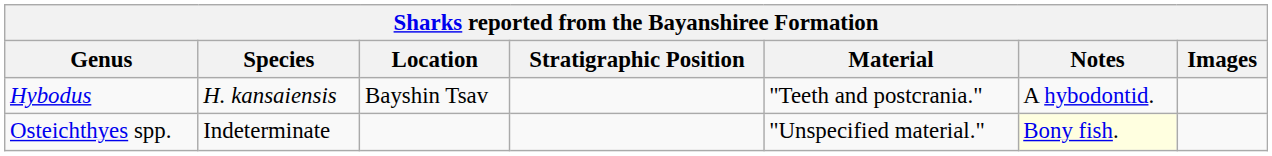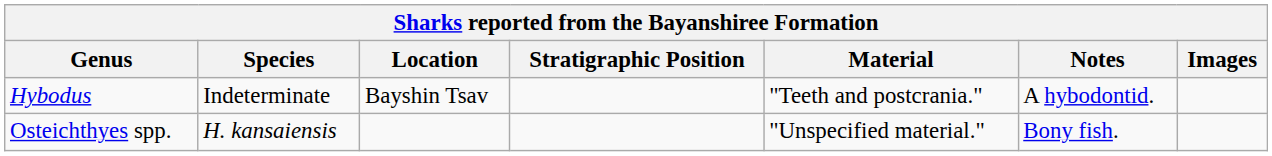(270, 95) H. kansaiensis -> (267, 95) Indeterminate
(267, 131) Indeterminate -> (270, 131) H. kansaiensis
(1071, 131) lightyellow background -> (1071, 131) no background
